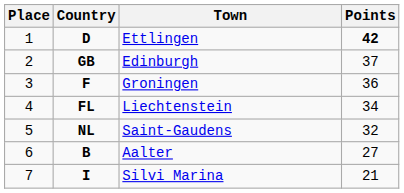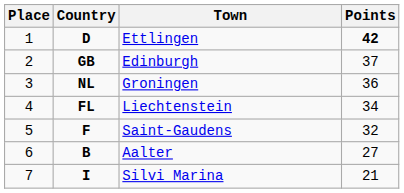(86, 85) F -> (86, 85) NL
(86, 130) NL -> (86, 130) F
